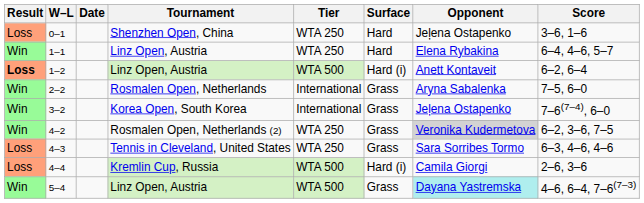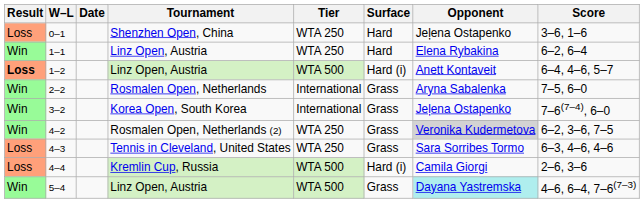(577, 51) 6–4, 4–6, 5–7 -> (564, 51) 6–2, 6–4
(564, 70) 6–2, 6–4 -> (577, 70) 6–4, 4–6, 5–7
